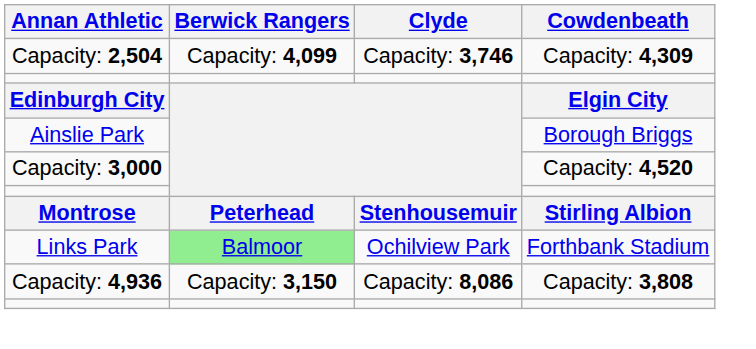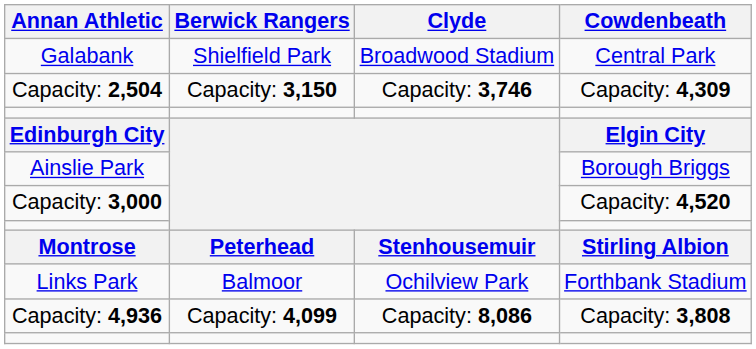+ row: (87, 55)
(262, 55) Capacity: 4,099 -> (262, 90) Capacity: 3,150
(262, 247) lightgreen background -> (262, 281) no background
(262, 281) Capacity: 3,150 -> (262, 315) Capacity: 4,099
